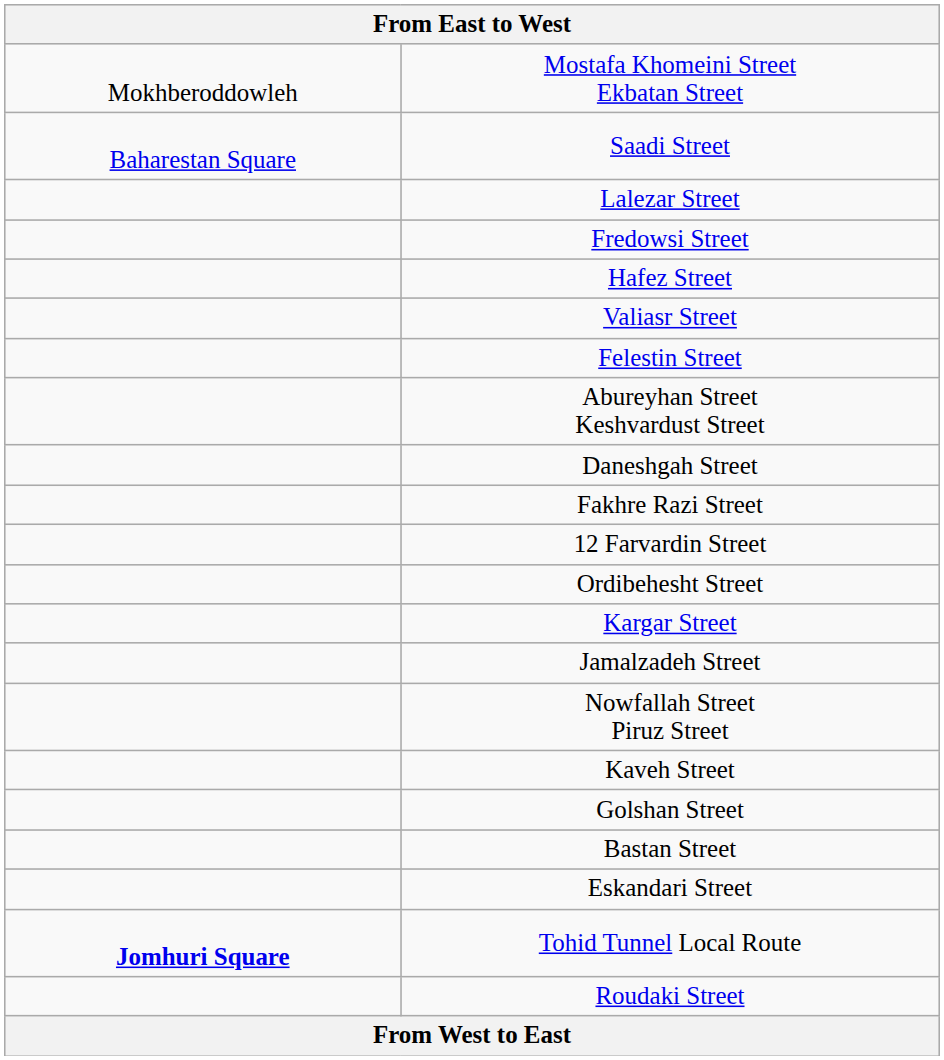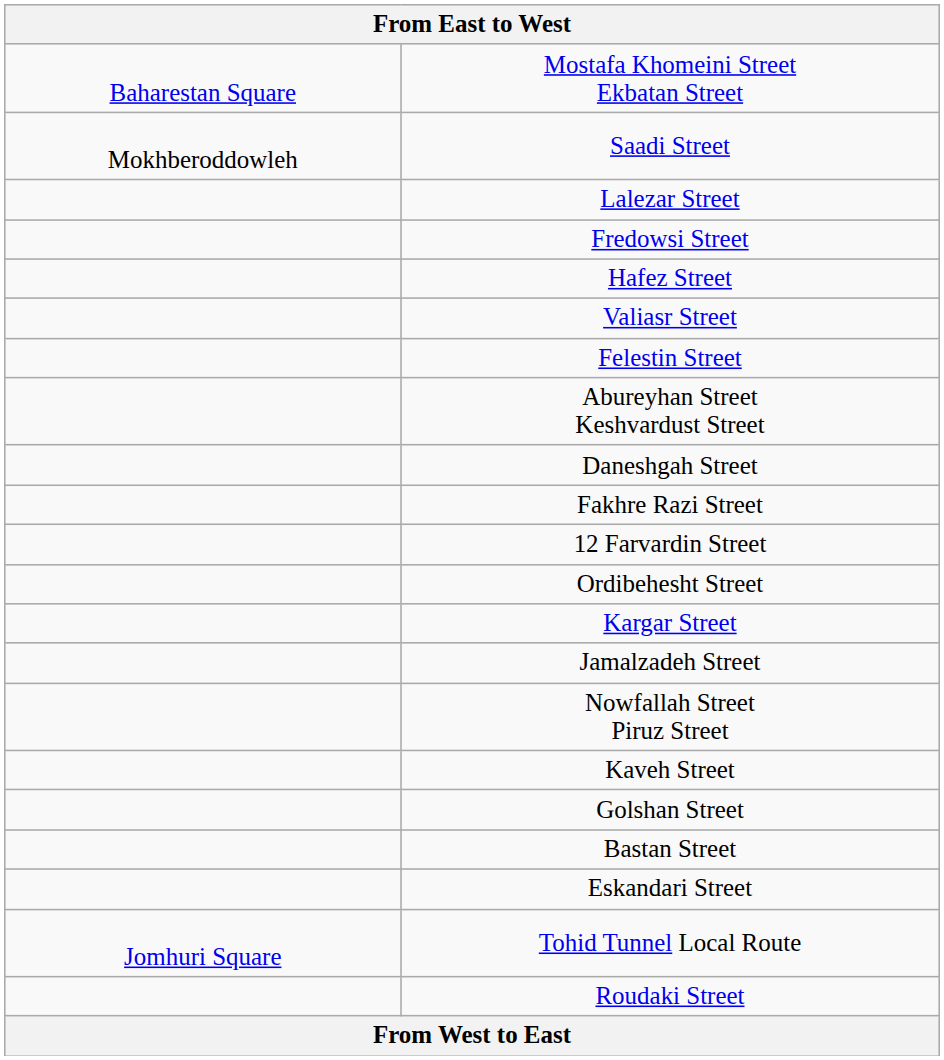(203, 91) Mokhberoddowleh -> (203, 91) Baharestan Square
(203, 159) Baharestan Square -> (203, 159) Mokhberoddowleh
(203, 956) bold -> (203, 956) normal
